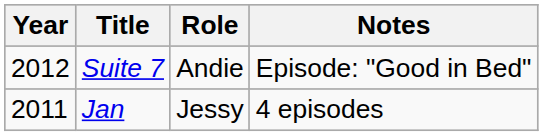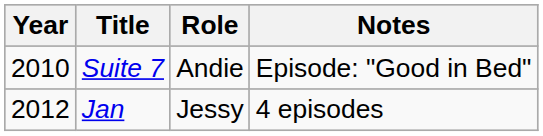(40, 67) 2012 -> (40, 67) 2010
(39, 109) 2011 -> (40, 109) 2012
